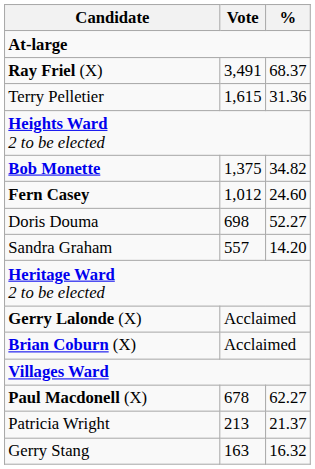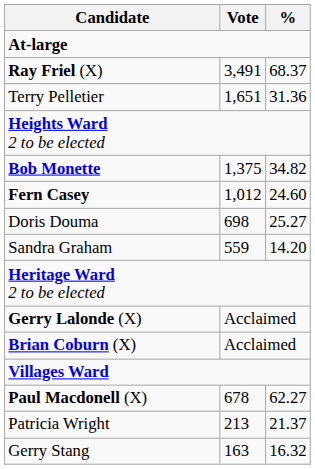(243, 96) 1,615 -> (243, 96) 1,651
(288, 221) 52.27 -> (288, 221) 25.27
(237, 247) 557 -> (237, 247) 559
